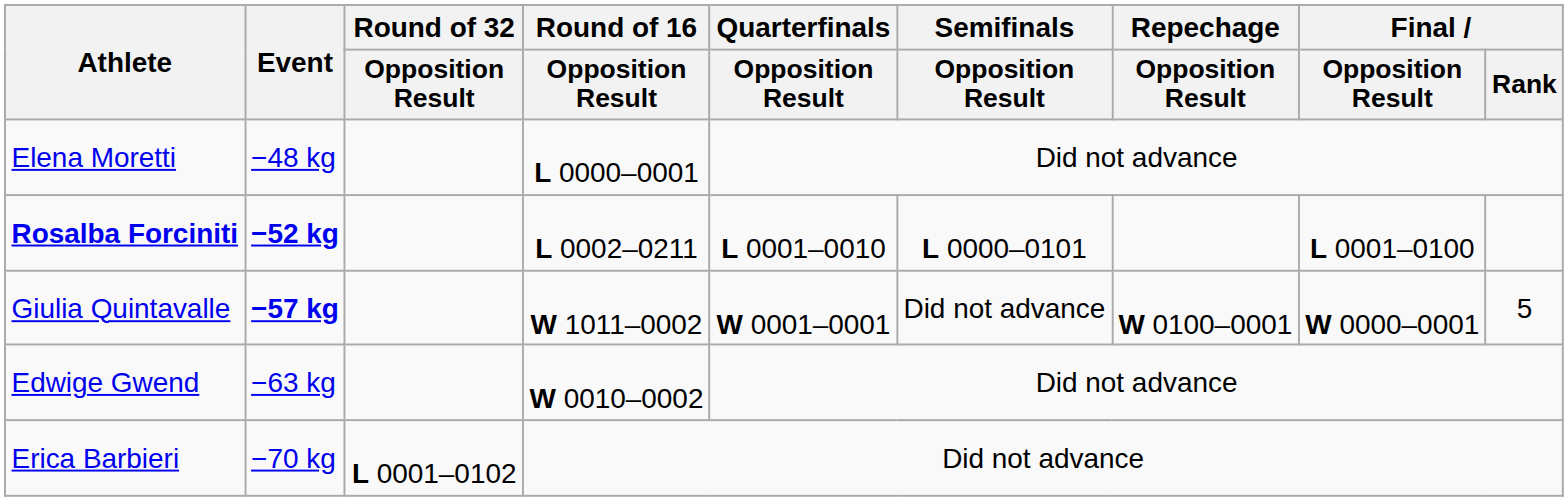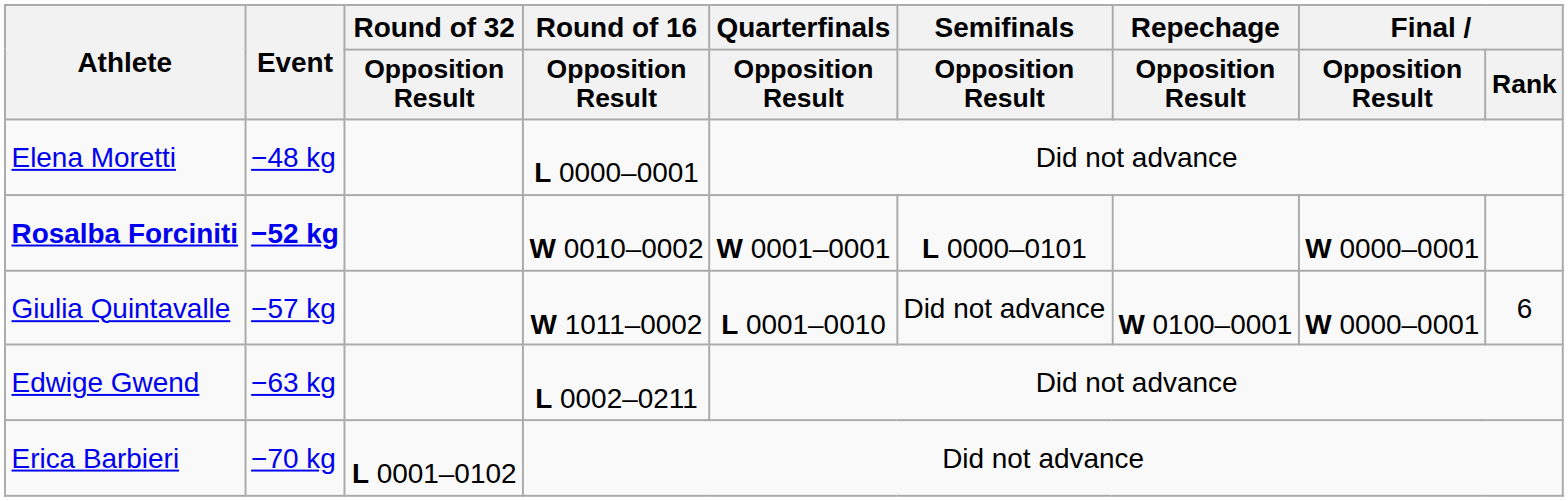(616, 249) L 0002–0211 -> (616, 249) W 0010–0002
(803, 249) L 0001–0010 -> (803, 249) W 0001–0001
(1392, 249) L 0001–0100 -> (1392, 249) W 0000–0001
(295, 308) bold -> (293, 308) normal
(803, 324) W 0001–0001 -> (803, 324) L 0001–0010
(1524, 308) 5 -> (1524, 308) 6
(616, 399) W 0010–0002 -> (616, 399) L 0002–0211
